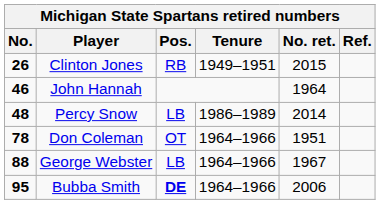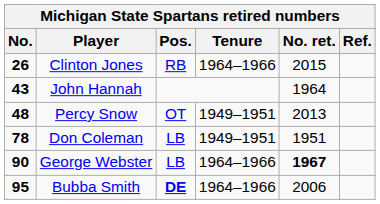(237, 65) 1949–1951 -> (237, 65) 1964–1966
(20, 89) 46 -> (20, 89) 43
(176, 114) LB -> (176, 114) OT
(237, 114) 1986–1989 -> (237, 114) 1949–1951
(309, 114) 2014 -> (309, 114) 2013
(176, 138) OT -> (176, 138) LB
(237, 138) 1964–1966 -> (237, 138) 1949–1951
(20, 162) 88 -> (20, 162) 90
(309, 162) normal -> (309, 162) bold
